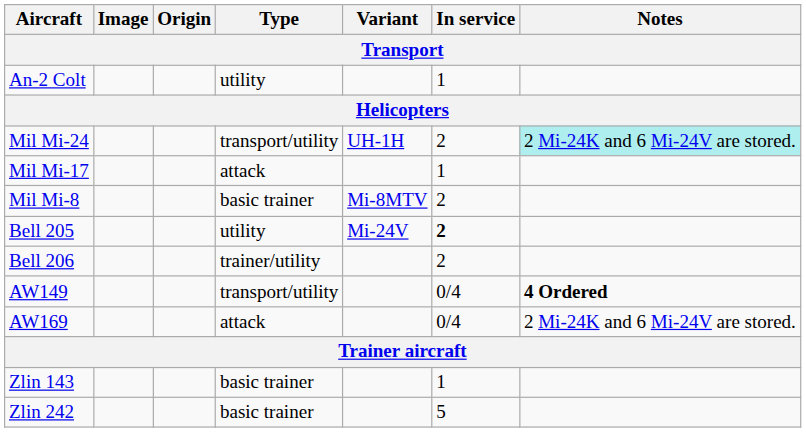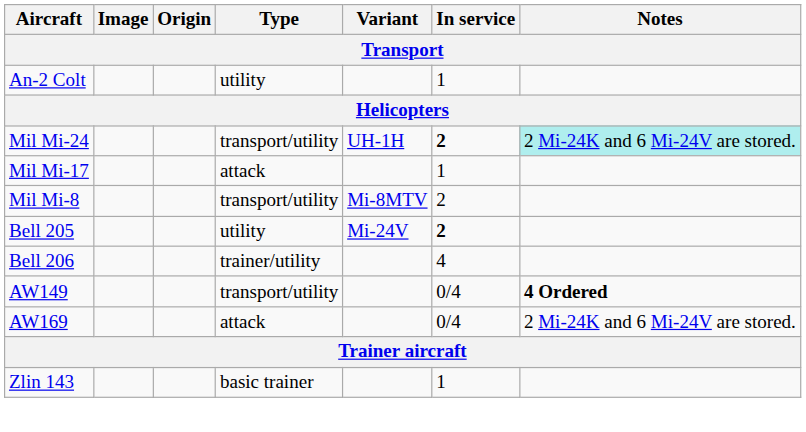(441, 140) normal -> (441, 140) bold
(267, 200) basic trainer -> (279, 200) transport/utility
(441, 261) 2 -> (441, 261) 4
- row: (42, 412)
